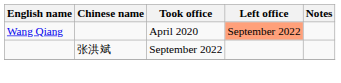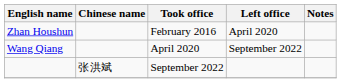+ row: (40, 31)
(264, 31) lightsalmon background -> (265, 48) no background
